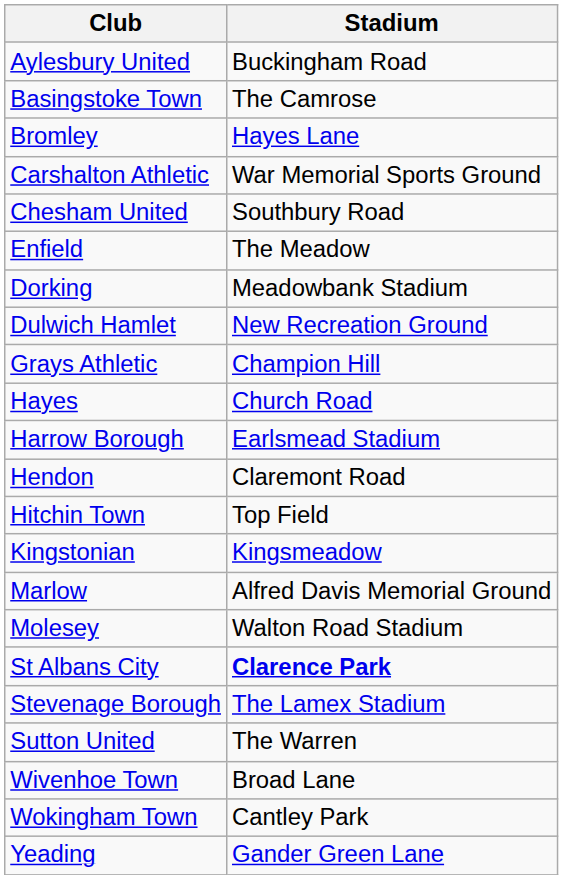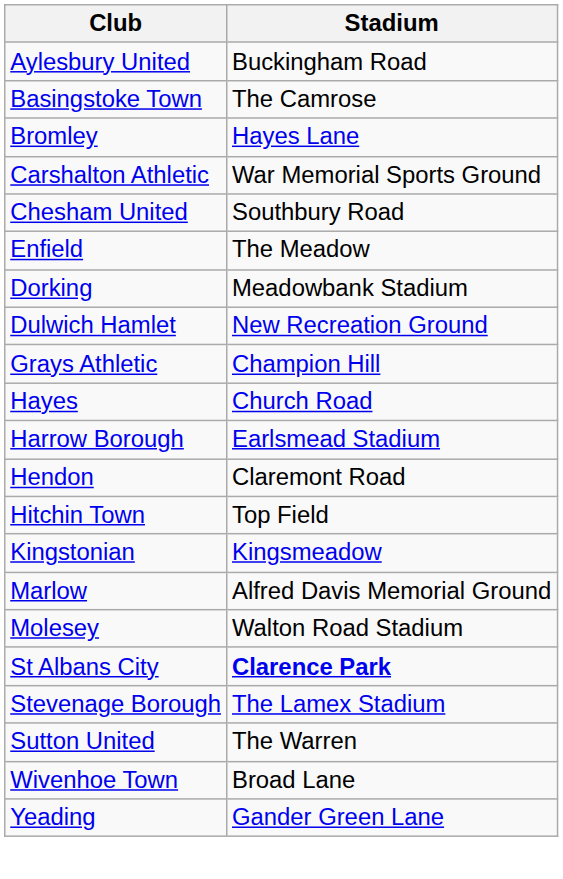- row: (104, 817)
